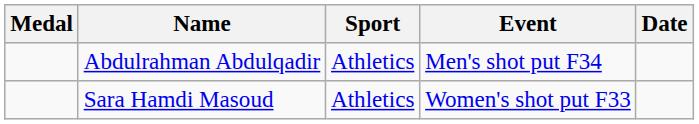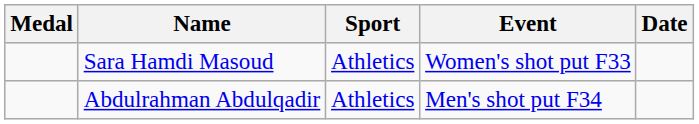rows swapped: (202, 61) <-> (179, 99)
